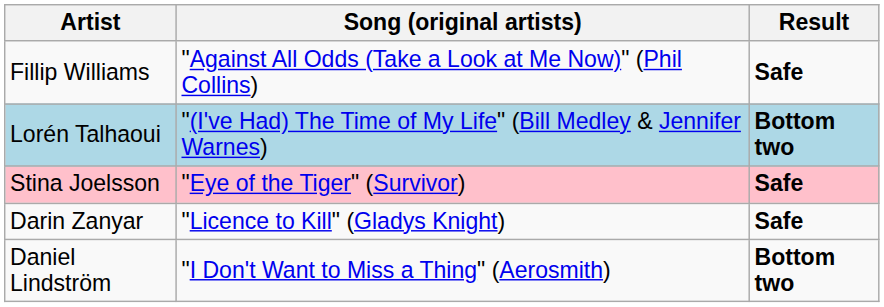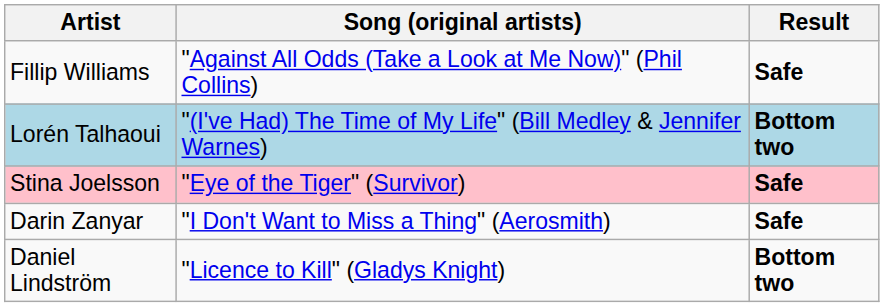(343, 220) "Licence to Kill" (Gladys Knight) -> (396, 220) "I Don't Want to Miss a Thing" (Aerosmith)
(396, 270) "I Don't Want to Miss a Thing" (Aerosmith) -> (343, 270) "Licence to Kill" (Gladys Knight)
